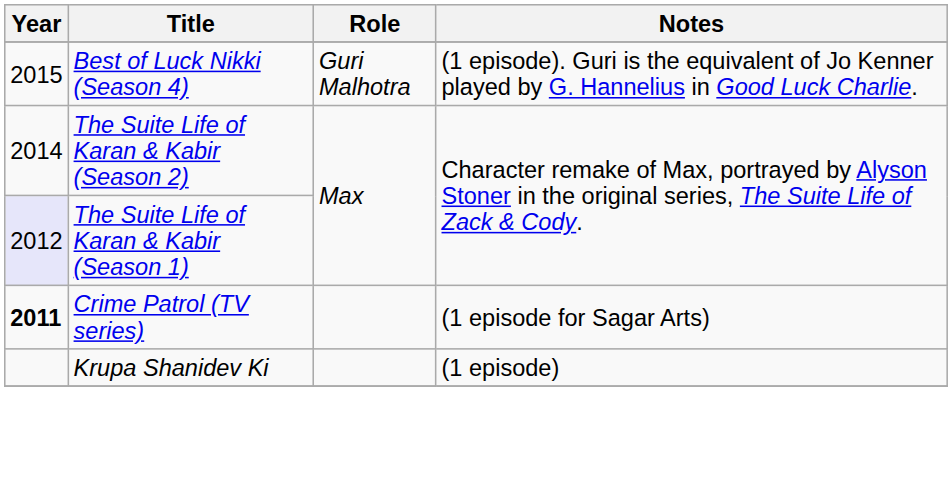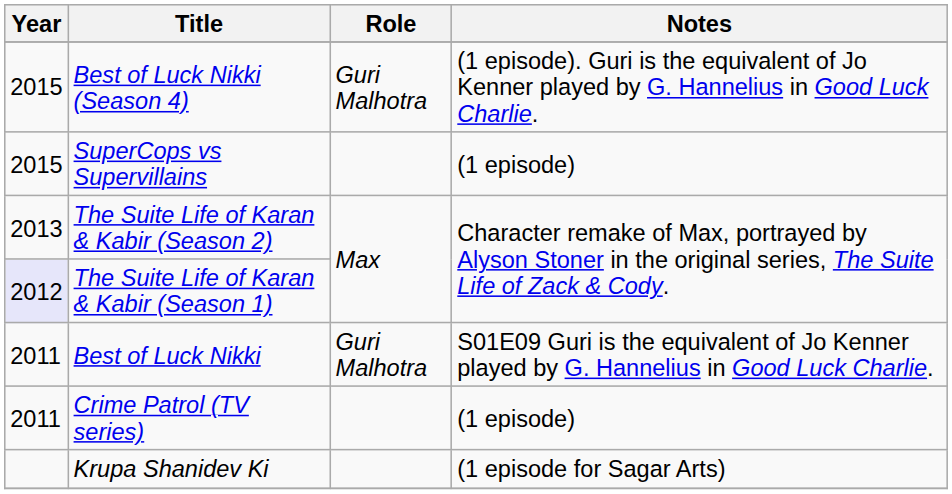+ row: (148, 164)
(36, 151) 2014 -> (36, 228) 2013
+ row: (167, 355)
(36, 318) bold -> (36, 419) normal
(576, 318) (1 episode for Sagar Arts) -> (516, 419) (1 episode)
(500, 368) (1 episode) -> (591, 469) (1 episode for Sagar Arts)
